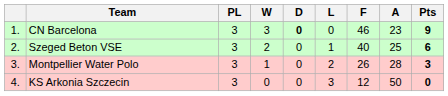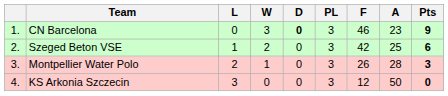columns swapped: (234, 13) <-> (331, 13)
(363, 47) 40 -> (363, 47) 42
